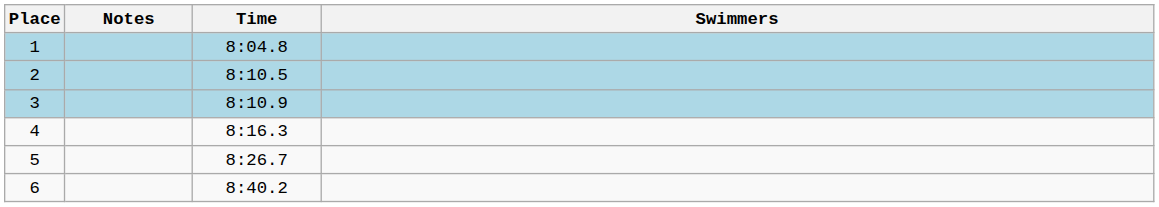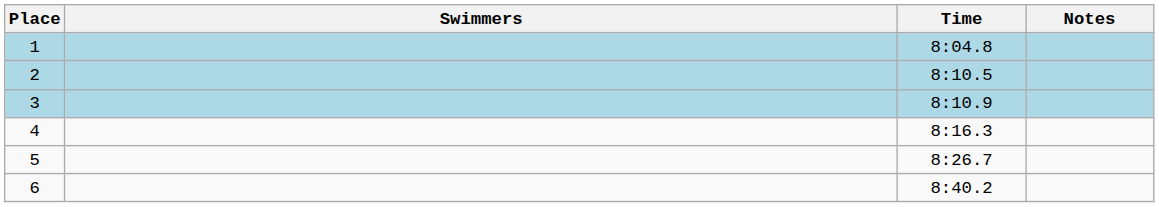columns swapped: (737, 19) <-> (129, 19)
